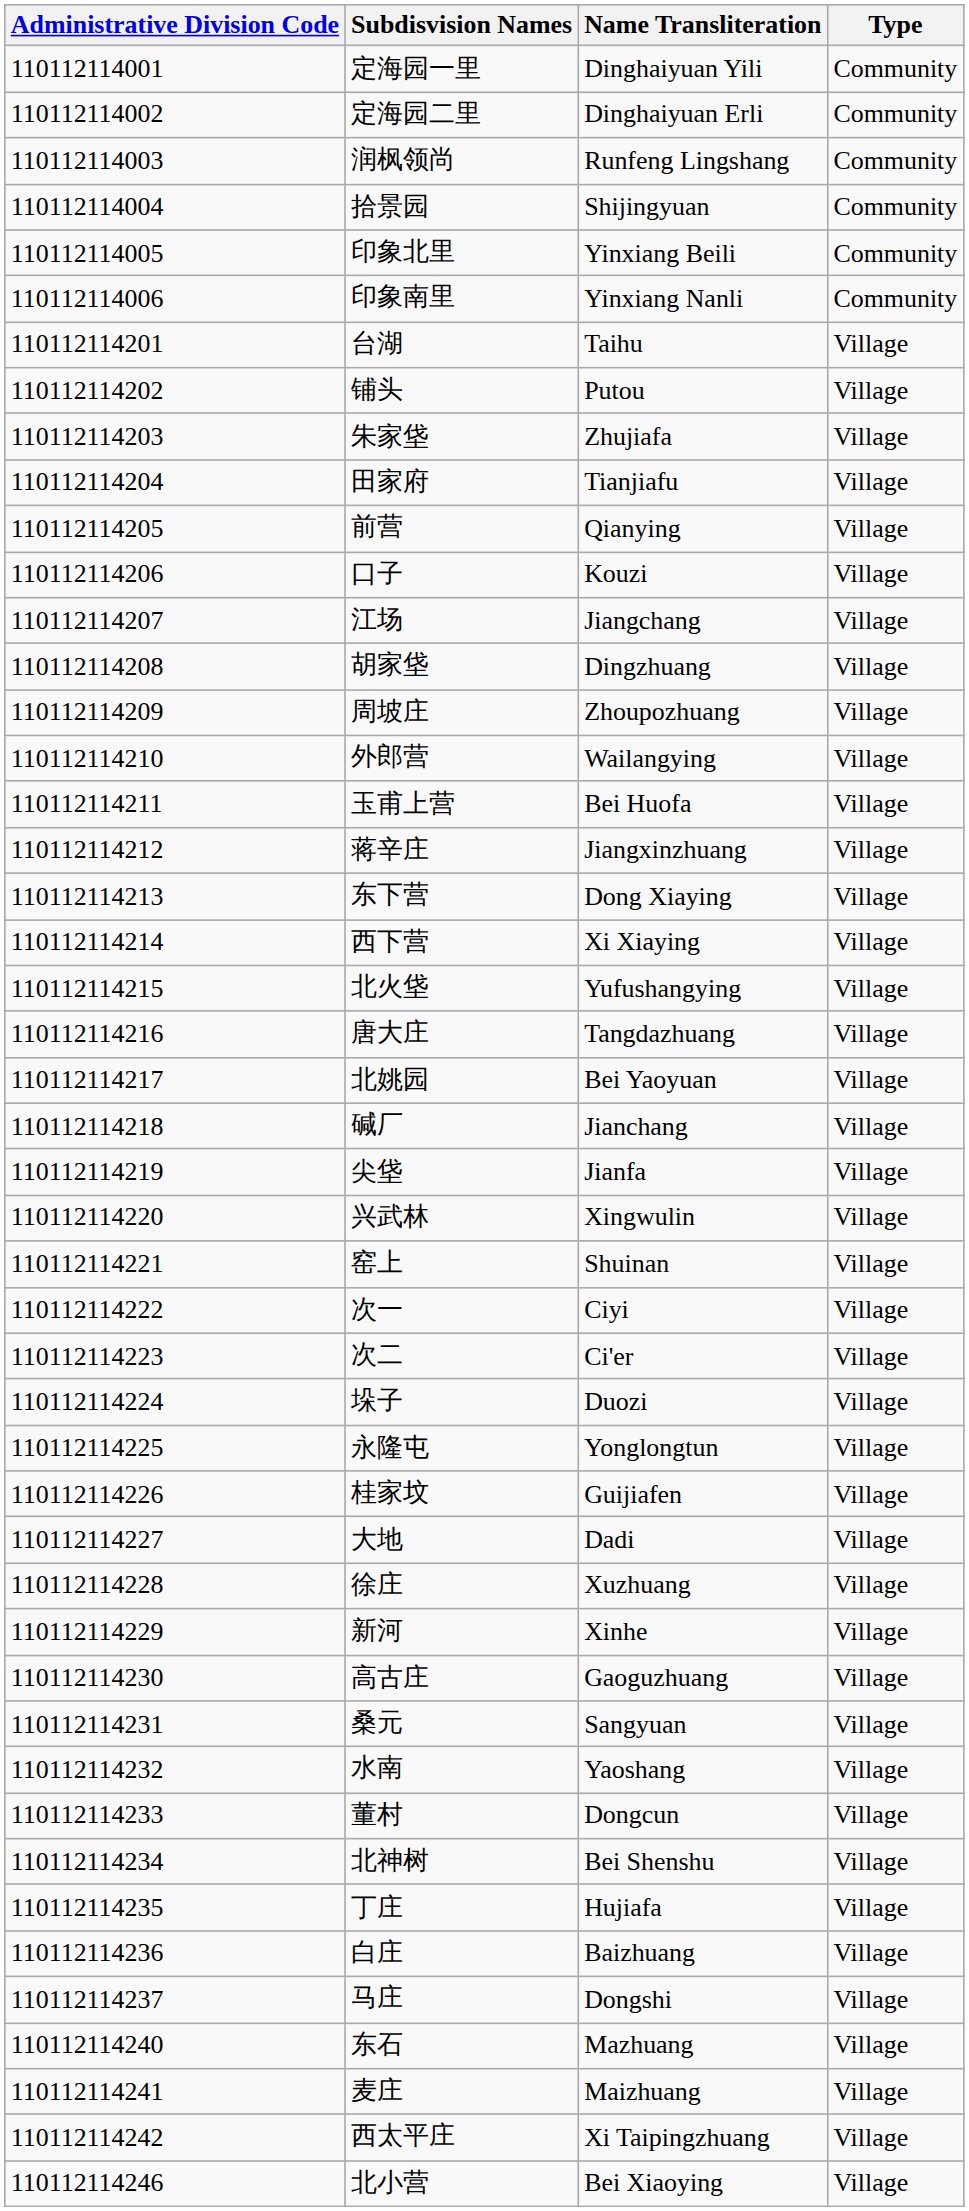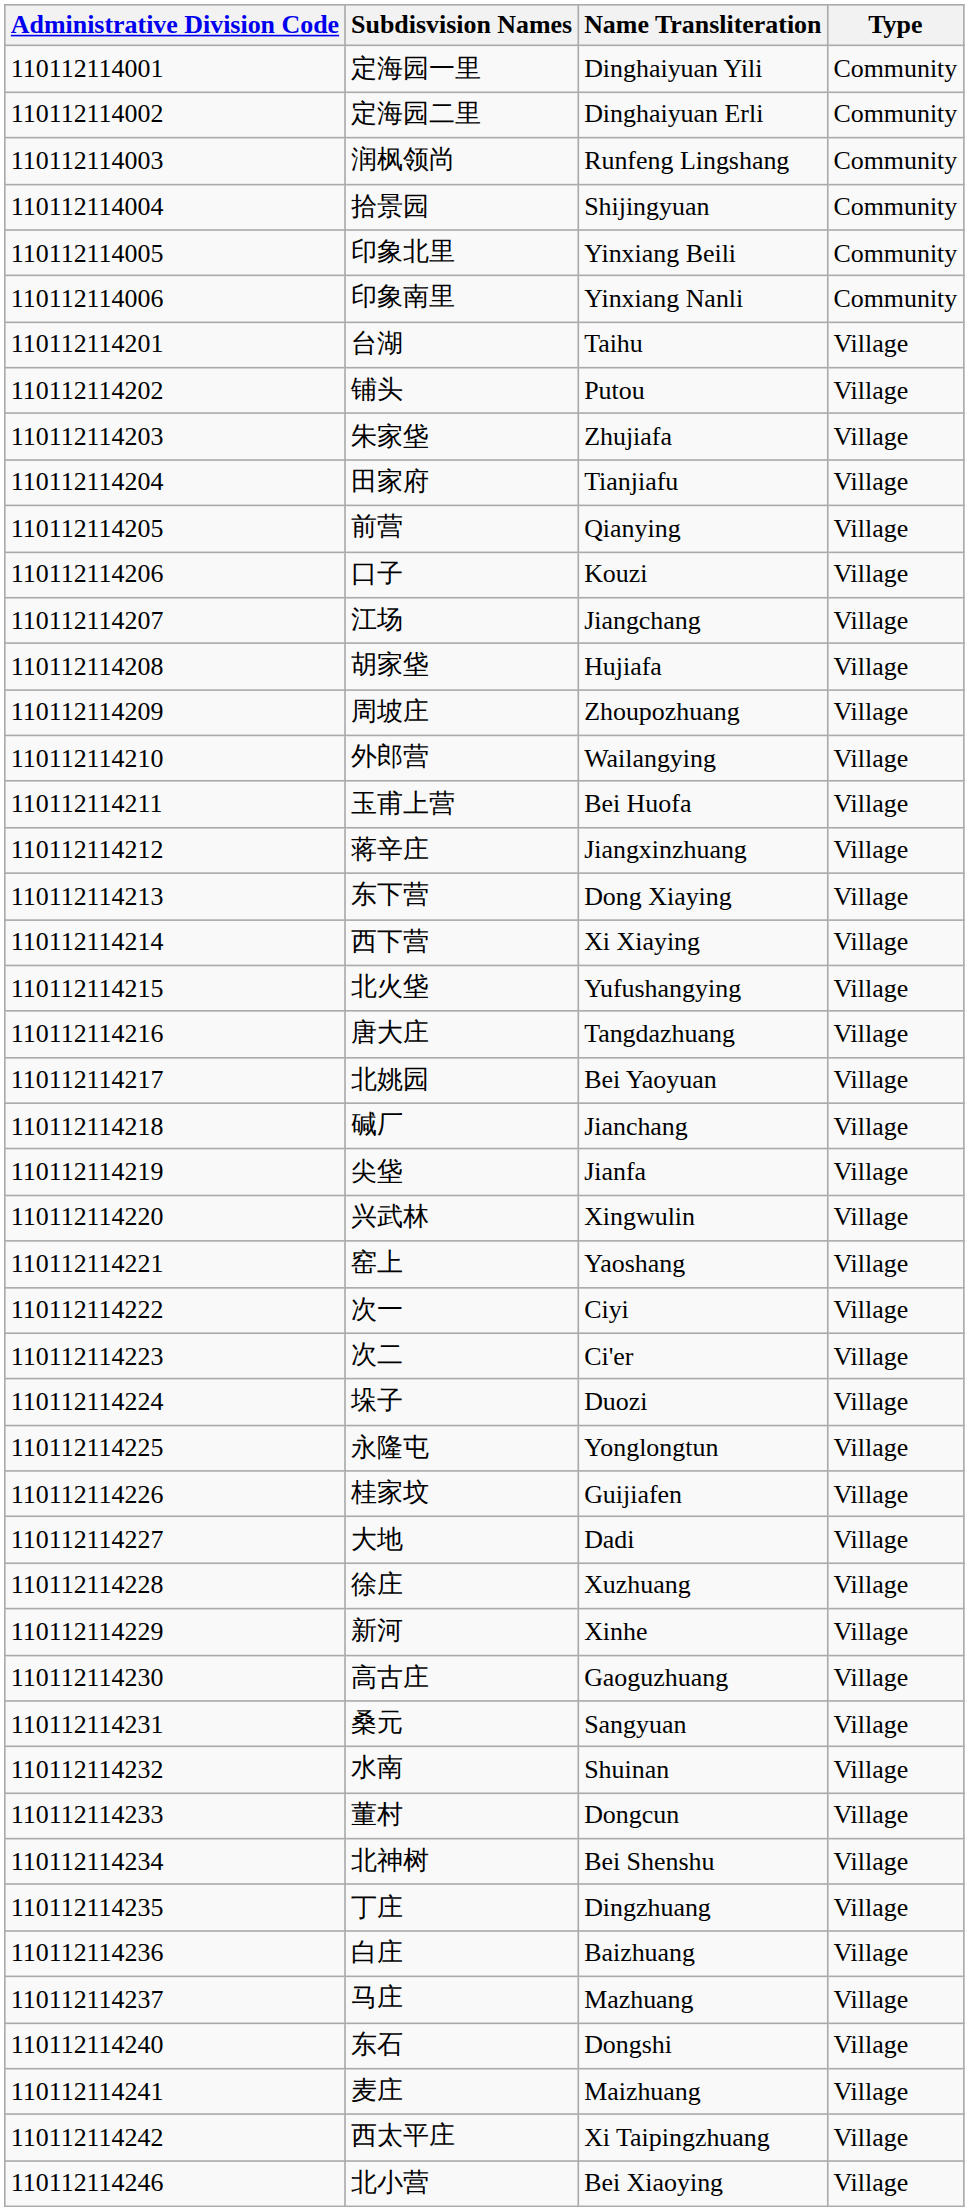(647, 666) Dingzhuang -> (623, 666) Hujiafa
(627, 1263) Shuinan -> (635, 1263) Yaoshang
(635, 1769) Yaoshang -> (627, 1769) Shuinan
(623, 1907) Hujiafa -> (647, 1907) Dingzhuang
(628, 1999) Dongshi -> (639, 1999) Mazhuang
(639, 2045) Mazhuang -> (628, 2045) Dongshi
